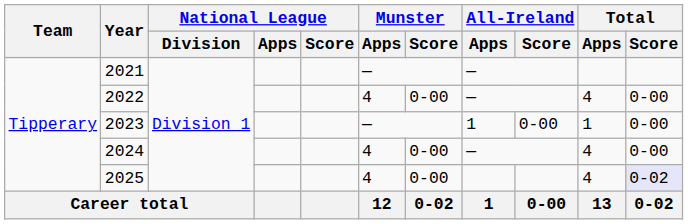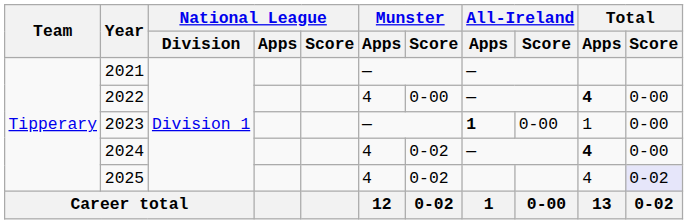(587, 98) normal -> (587, 98) bold
(471, 125) normal -> (471, 125) bold
(429, 151) 0-00 -> (429, 151) 0-02
(587, 151) normal -> (587, 151) bold
(429, 178) 0-00 -> (429, 178) 0-02
